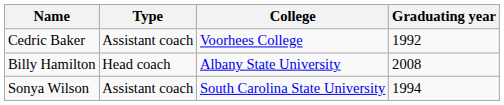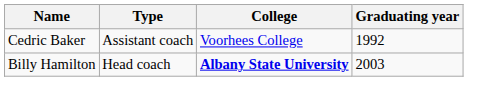(270, 64) normal -> (274, 64) bold
(407, 64) 2008 -> (370, 64) 2003
- row: (48, 88)
